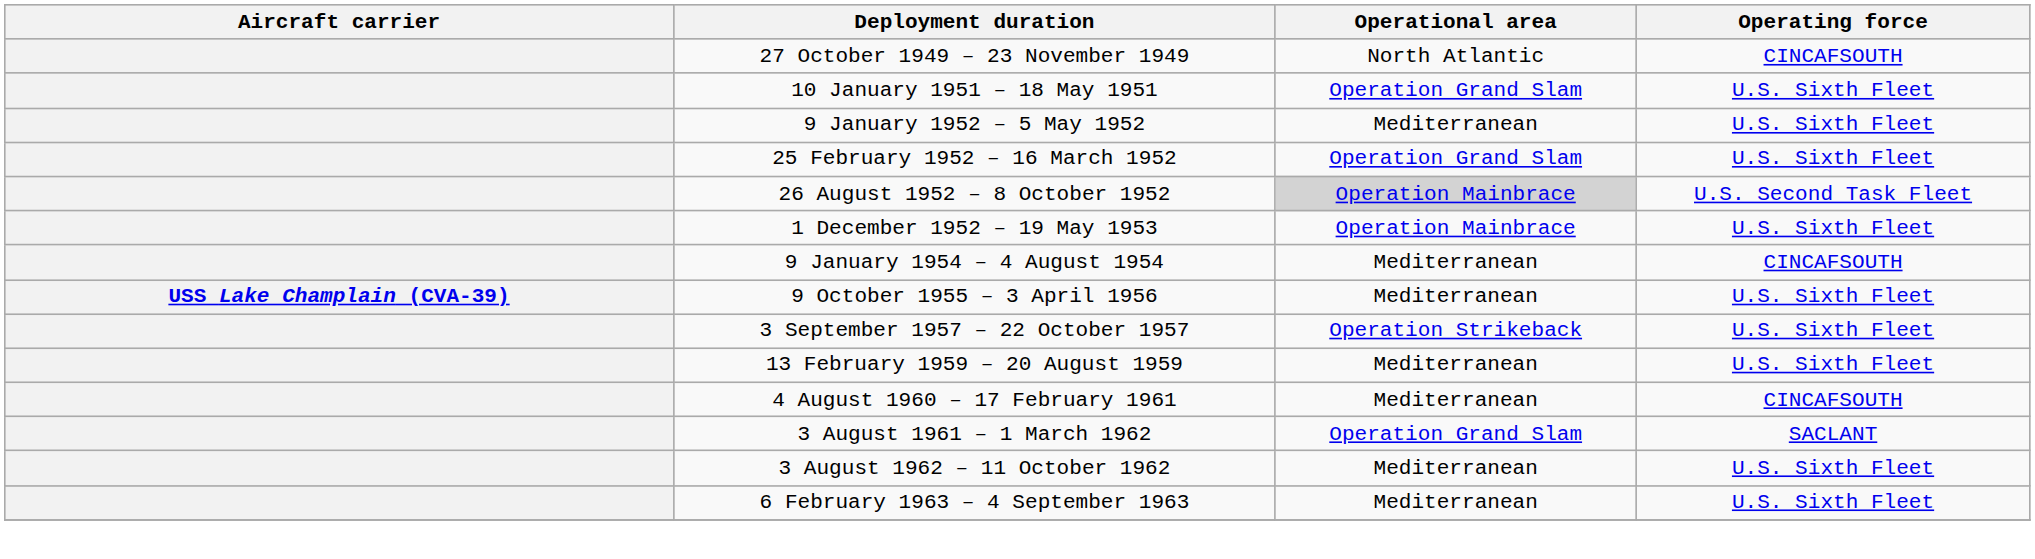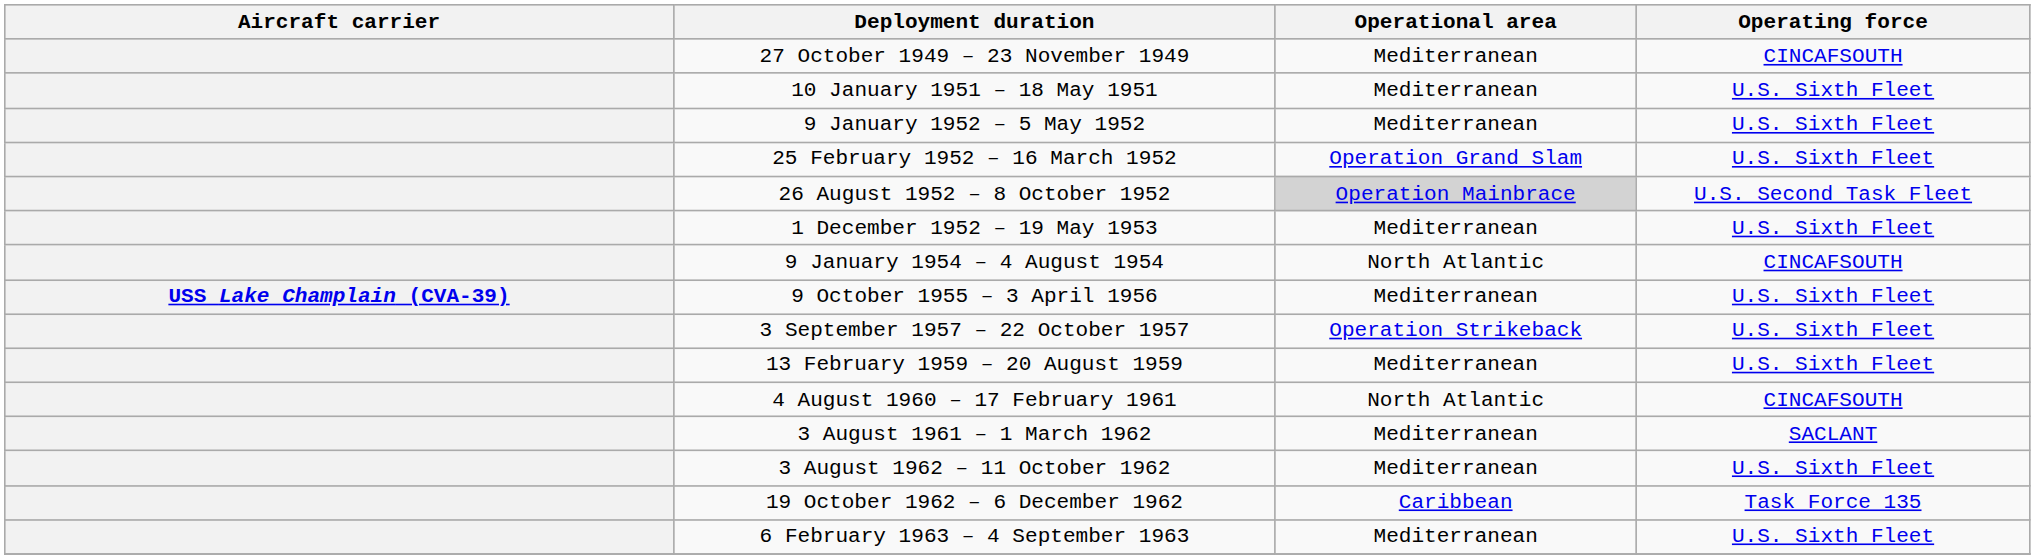(1456, 56) North Atlantic -> (1456, 56) Mediterranean
(1456, 91) Operation Grand Slam -> (1456, 91) Mediterranean
(1456, 228) Operation Mainbrace -> (1456, 228) Mediterranean
(1456, 262) Mediterranean -> (1456, 262) North Atlantic
(1456, 400) Mediterranean -> (1456, 400) North Atlantic
(1456, 434) Operation Grand Slam -> (1456, 434) Mediterranean
+ row: (974, 503)
